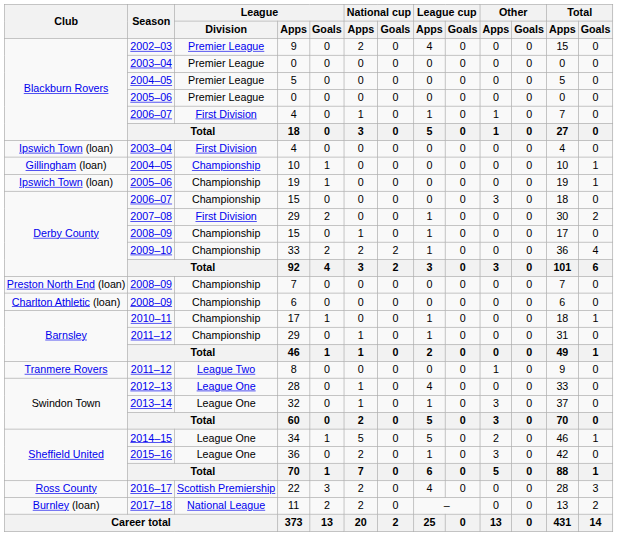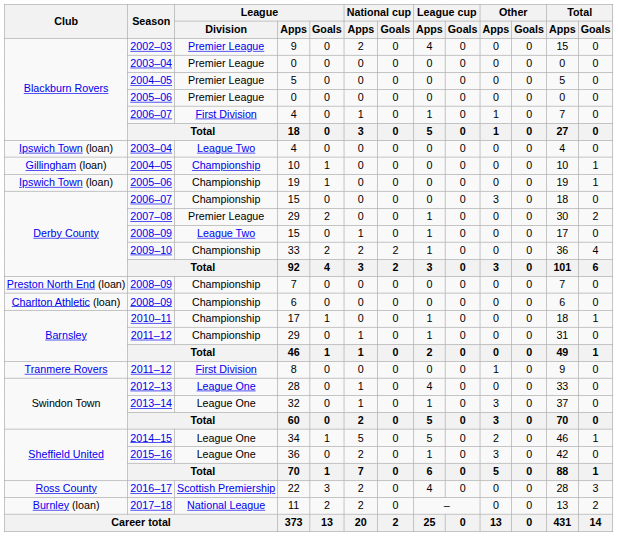(226, 149) First Division -> (226, 149) League Two
(226, 217) First Division -> (226, 217) Premier League
(226, 234) Championship -> (226, 234) League Two
(226, 370) League Two -> (226, 370) First Division
